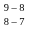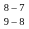rows swapped: (14, 7) <-> (14, 21)
